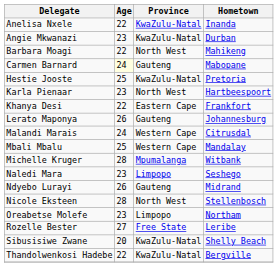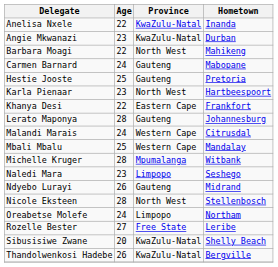(122, 66) lightyellow background -> (122, 66) no background
(169, 79) KwaZulu-Natal -> (153, 79) Gauteng
(122, 120) 26 -> (122, 120) 28
(122, 215) 23 -> (122, 215) 24
(122, 255) 22 -> (122, 255) 26
